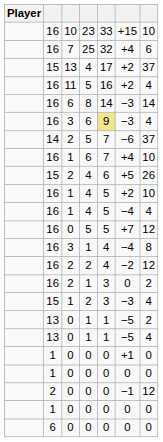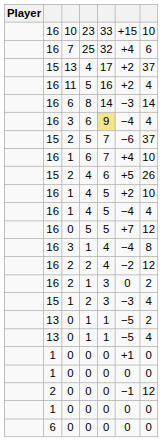(127, 121) −3 -> (127, 121) −4
(53, 139) 14 -> (53, 139) 15
